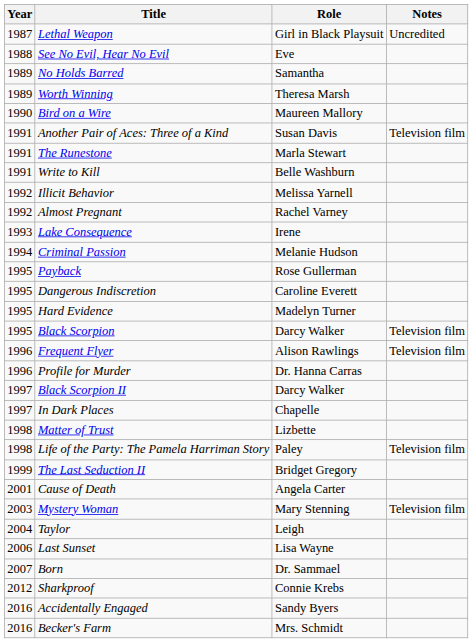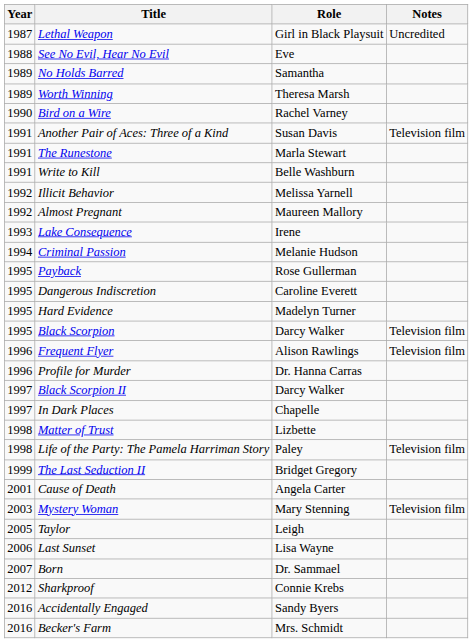(319, 113) Maureen Mallory -> (311, 113) Rachel Varney
(311, 212) Rachel Varney -> (319, 212) Maureen Mallory
(20, 529) 2004 -> (20, 529) 2005
